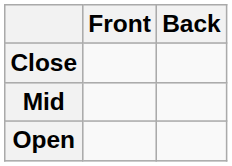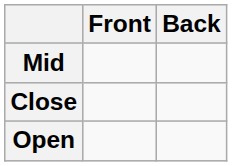rows swapped: (44, 62) <-> (44, 101)
